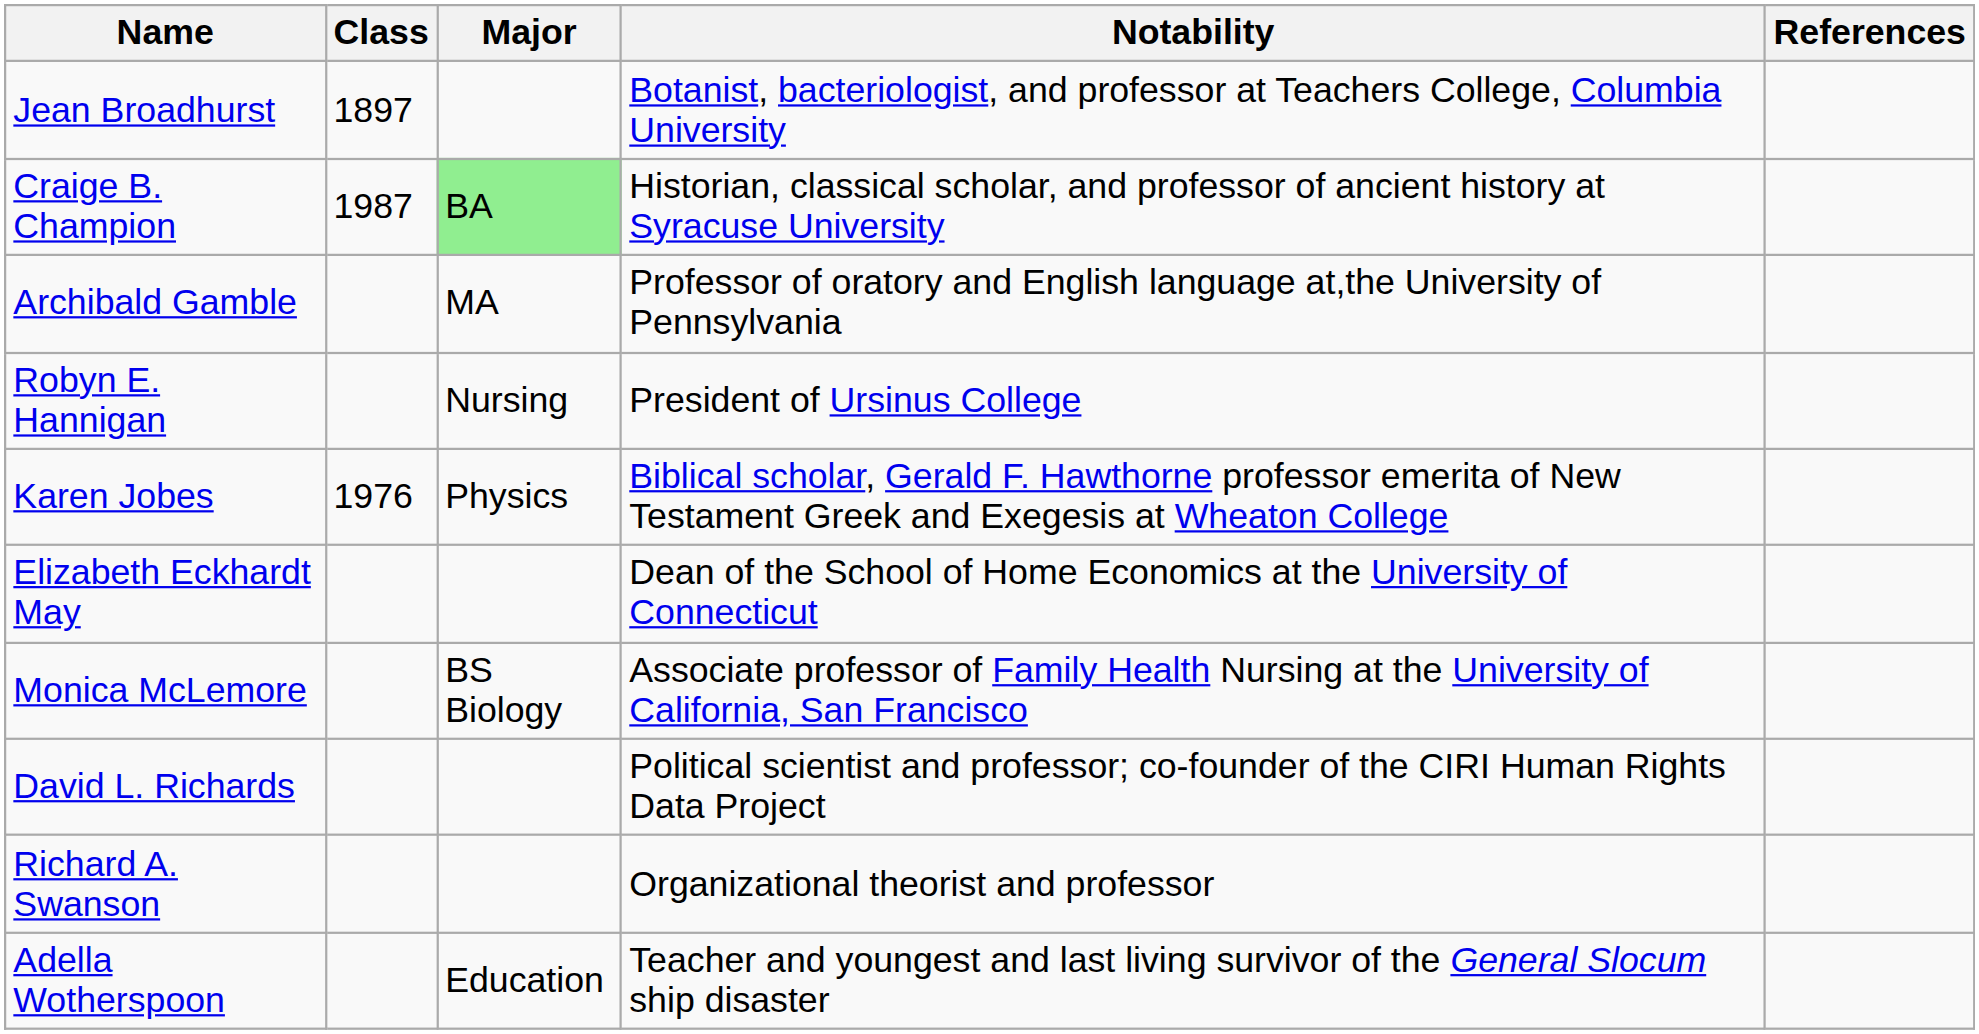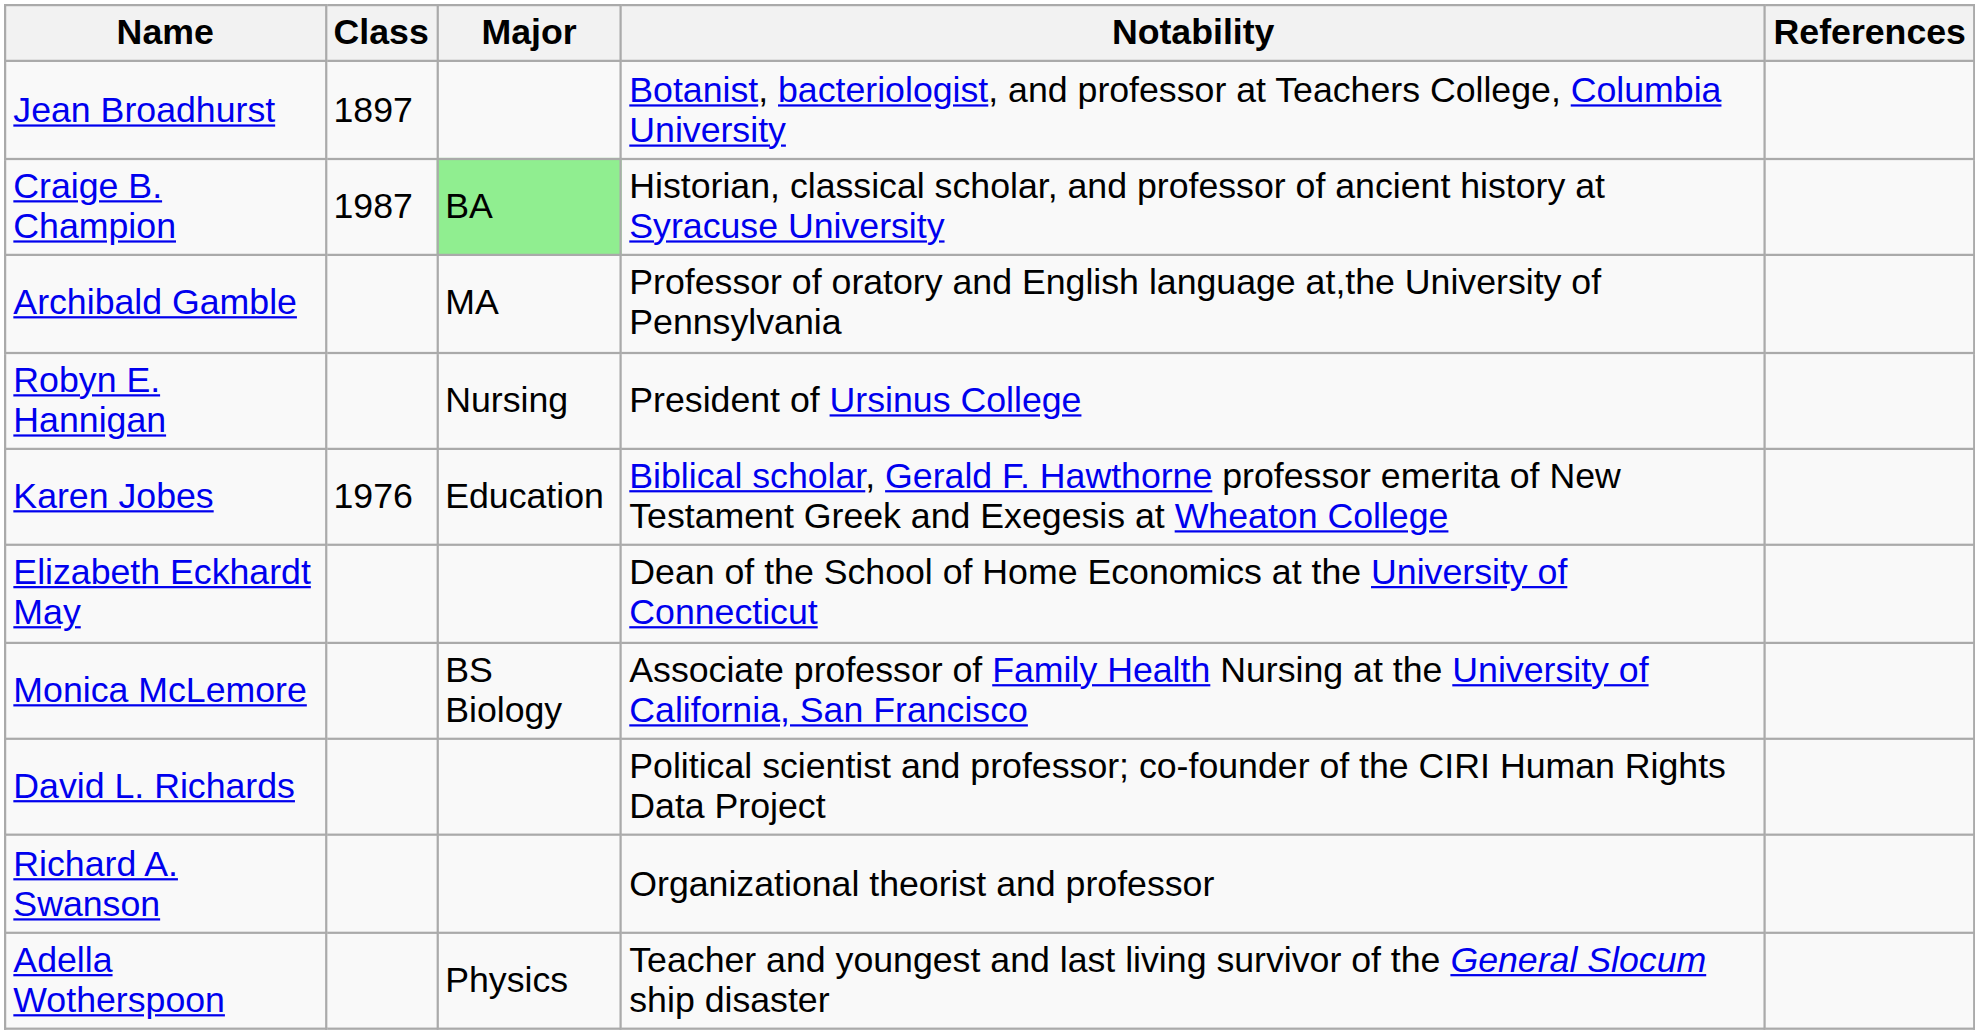(507, 496) Physics -> (525, 496) Education
(525, 979) Education -> (507, 979) Physics
